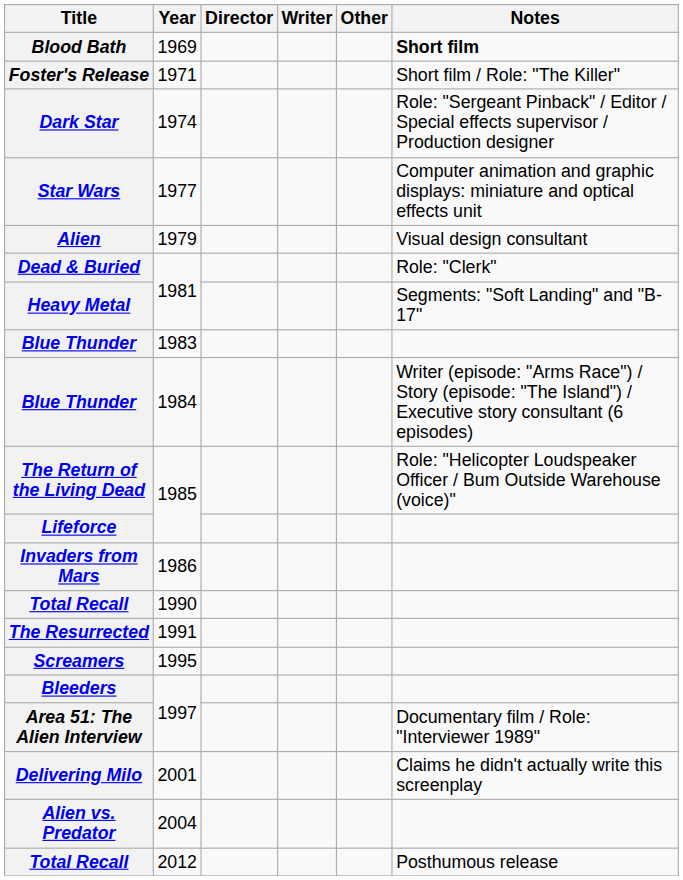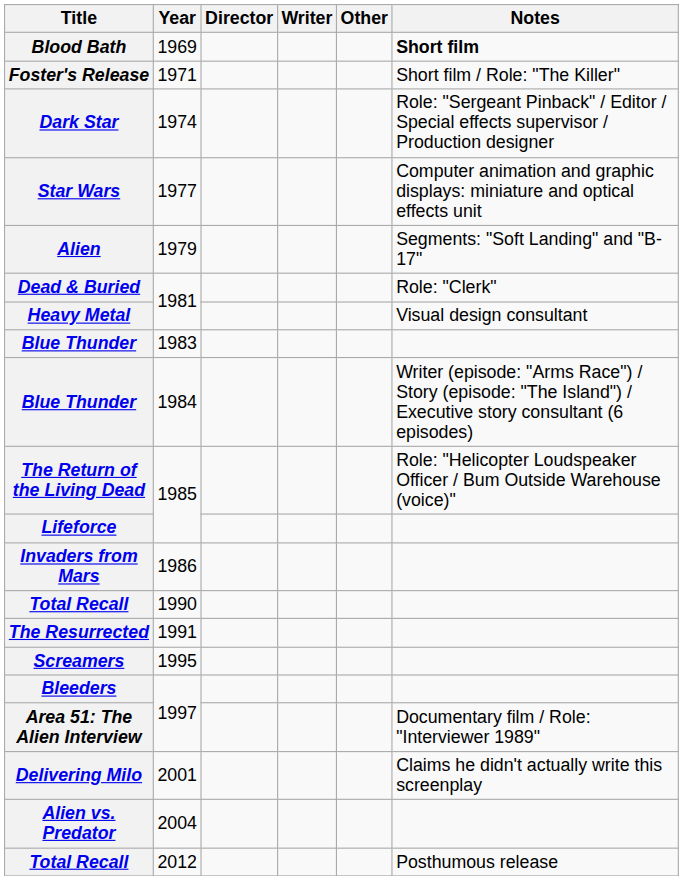(492, 239) Visual design consultant -> (529, 249) Segments: "Soft Landing" and "B-17"
(529, 305) Segments: "Soft Landing" and "B-17" -> (492, 315) Visual design consultant
